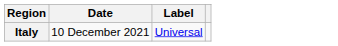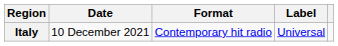+ column: (213, 13)
